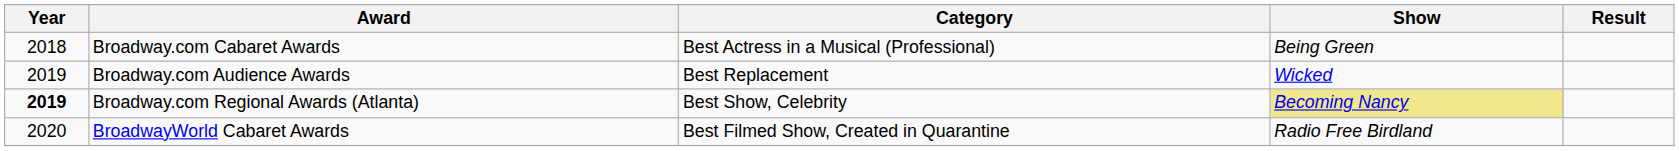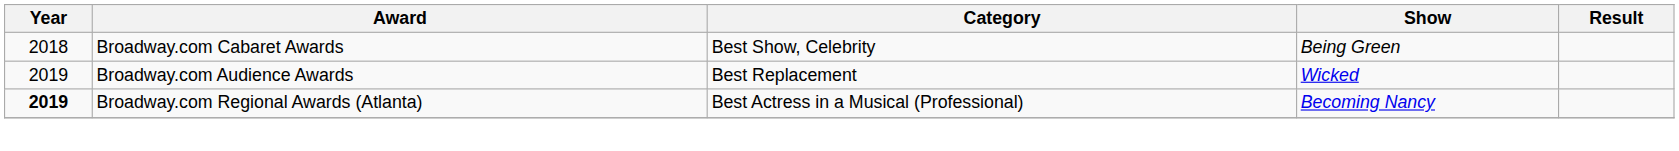(839, 46) Best Actress in a Musical (Professional) -> (794, 46) Best Show, Celebrity
(765, 103) Best Show, Celebrity -> (868, 103) Best Actress in a Musical (Professional)
(1341, 103) khaki background -> (1368, 103) no background
- row: (221, 131)
